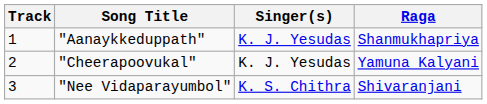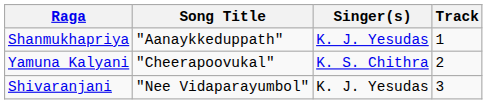columns swapped: (30, 16) <-> (418, 16)
(295, 63) K. J. Yesudas -> (372, 63) K. S. Chithra
(295, 87) K. S. Chithra -> (372, 87) K. J. Yesudas
